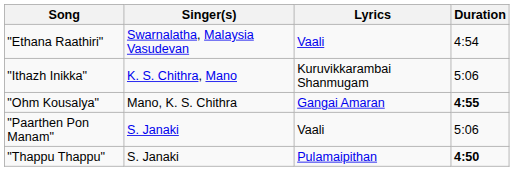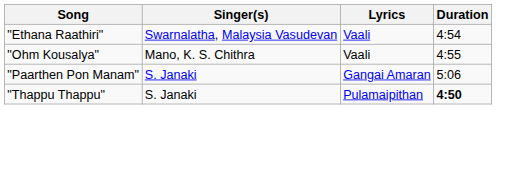- row: (47, 76)
(341, 103) Gangai Amaran -> (357, 55) Vaali
(467, 103) bold -> (449, 55) normal
(311, 130) Vaali -> (387, 75) Gangai Amaran
